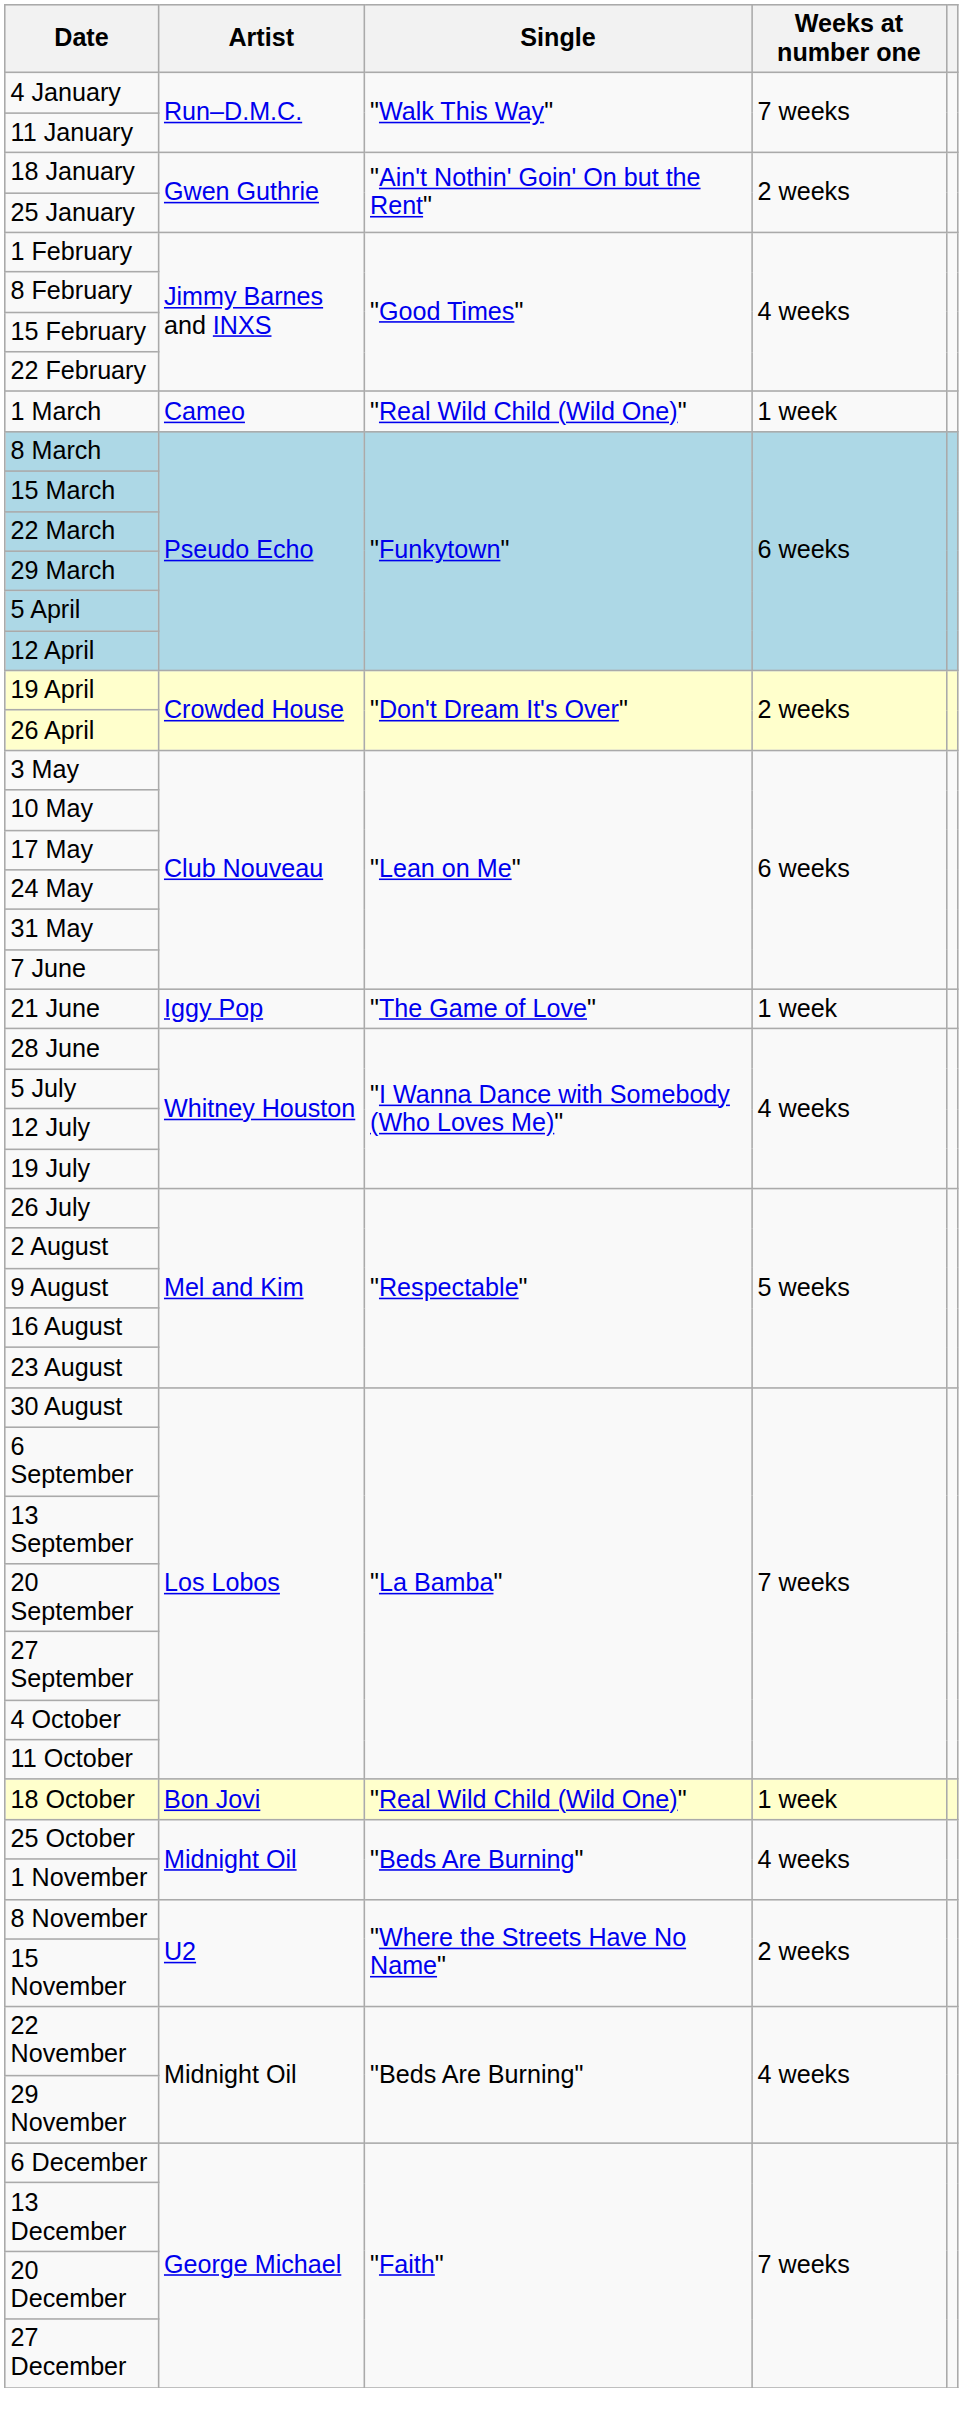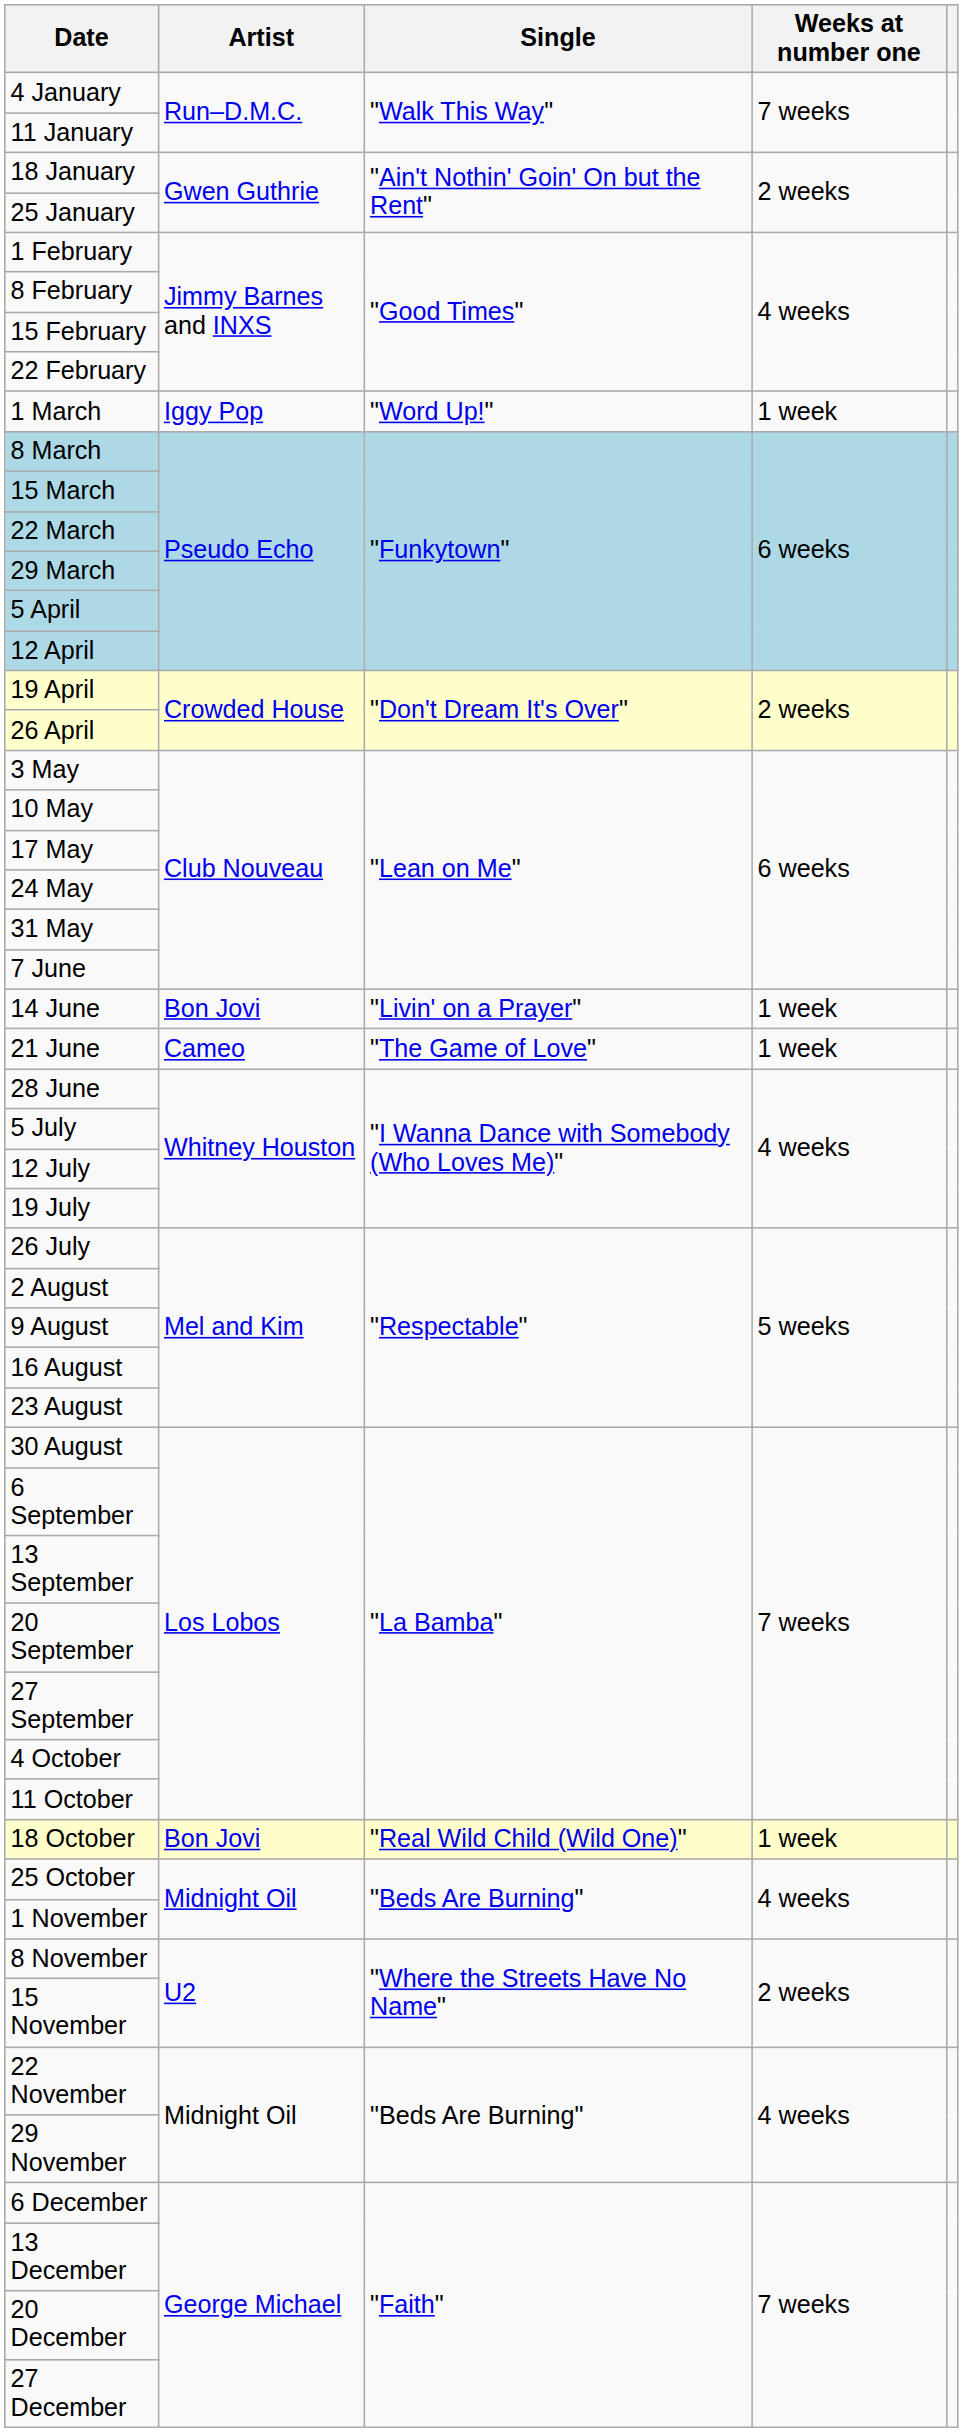(204, 411) Cameo -> (214, 411) Iggy Pop
(528, 411) "Real Wild Child (Wild One)" -> (432, 411) "Word Up!"
+ row: (55, 1008)
(214, 1008) Iggy Pop -> (204, 1048) Cameo
